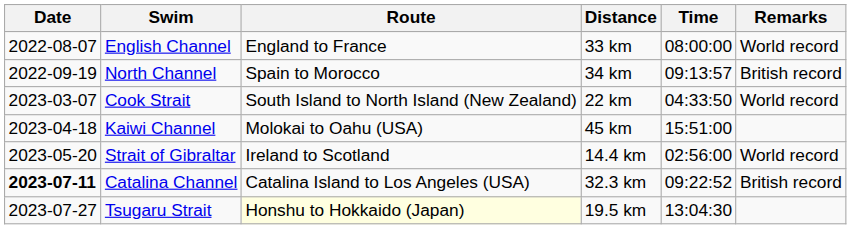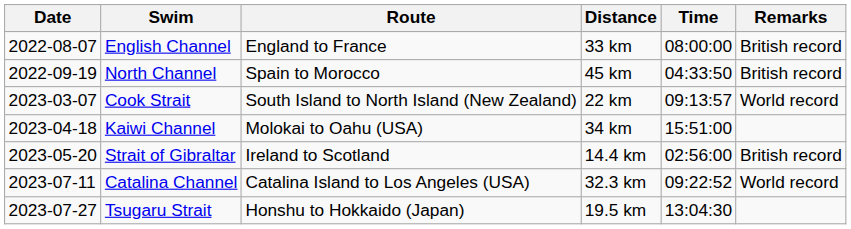(789, 45) World record -> (791, 45) British record
(608, 73) 34 km -> (608, 73) 45 km
(698, 73) 09:13:57 -> (698, 73) 04:33:50
(698, 100) 04:33:50 -> (698, 100) 09:13:57
(608, 127) 45 km -> (608, 127) 34 km
(789, 155) World record -> (791, 155) British record
(52, 182) bold -> (52, 182) normal
(791, 182) British record -> (789, 182) World record
(355, 210) lightyellow background -> (355, 210) no background
